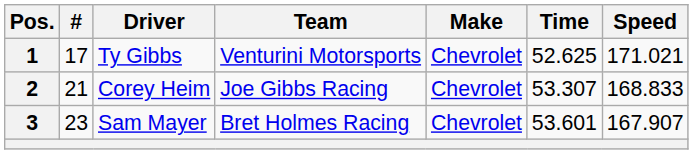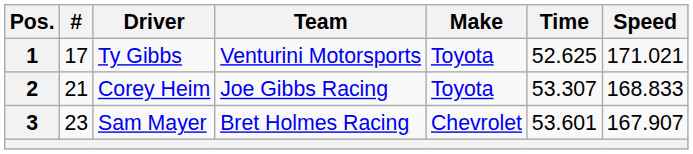(476, 55) Chevrolet -> (462, 55) Toyota
(476, 89) Chevrolet -> (462, 89) Toyota
